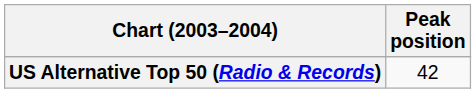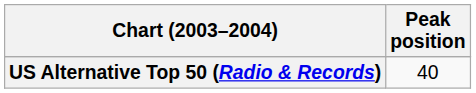(428, 72) 42 -> (428, 72) 40
